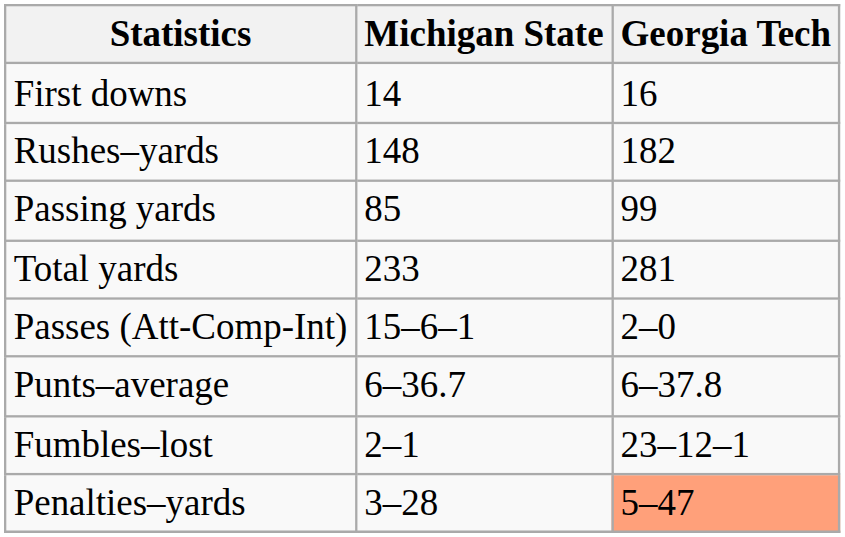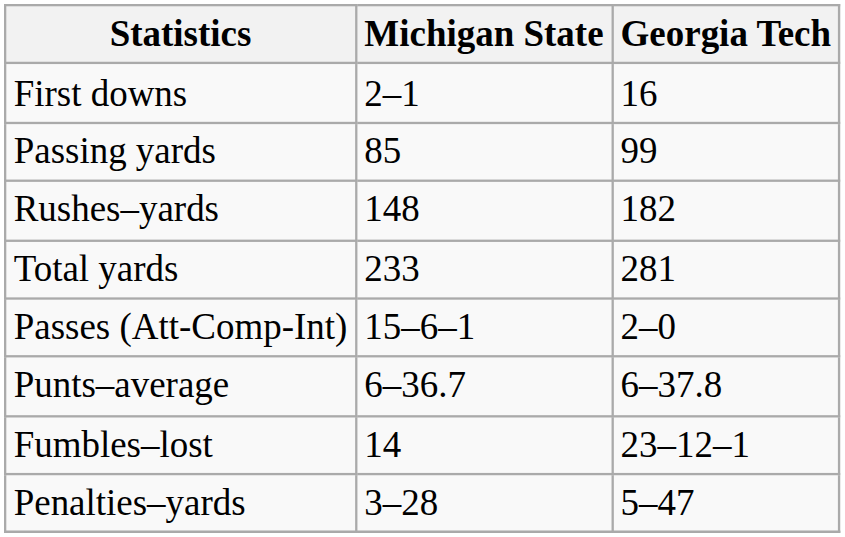(383, 92) 14 -> (392, 92) 2–1
rows swapped: (116, 151) <-> (115, 209)
(392, 444) 2–1 -> (383, 444) 14
(658, 502) lightsalmon background -> (658, 502) no background
